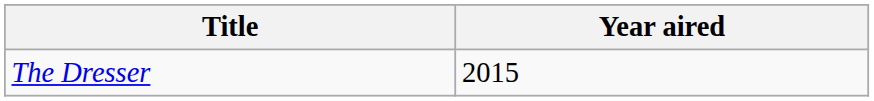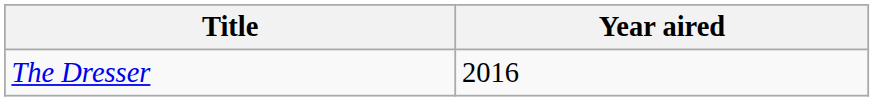(491, 72) 2015 -> (491, 72) 2016
